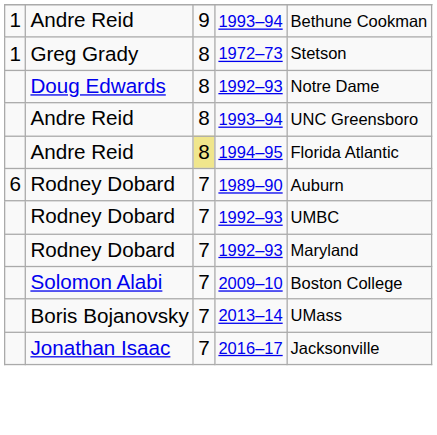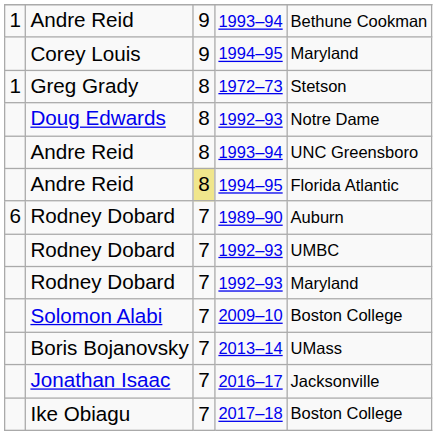+ row: (85, 53)
+ row: (80, 413)
